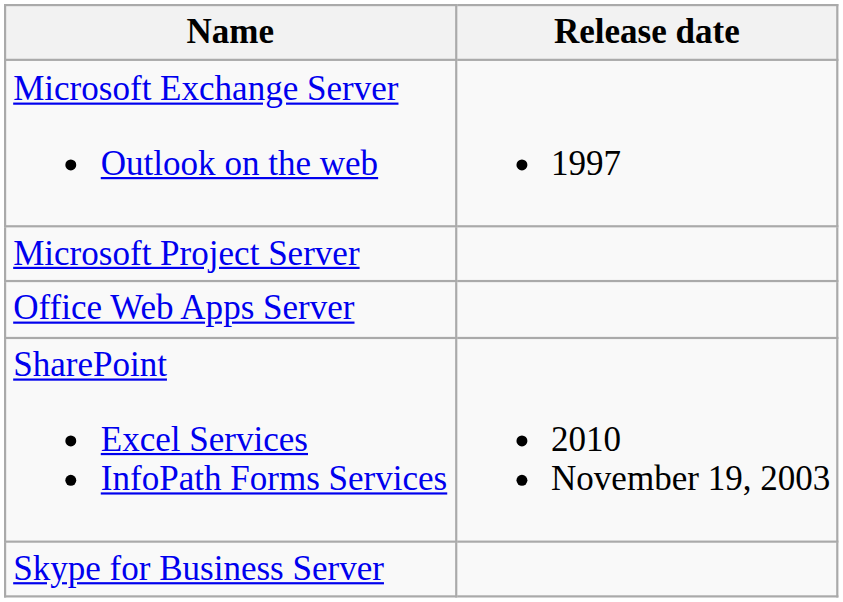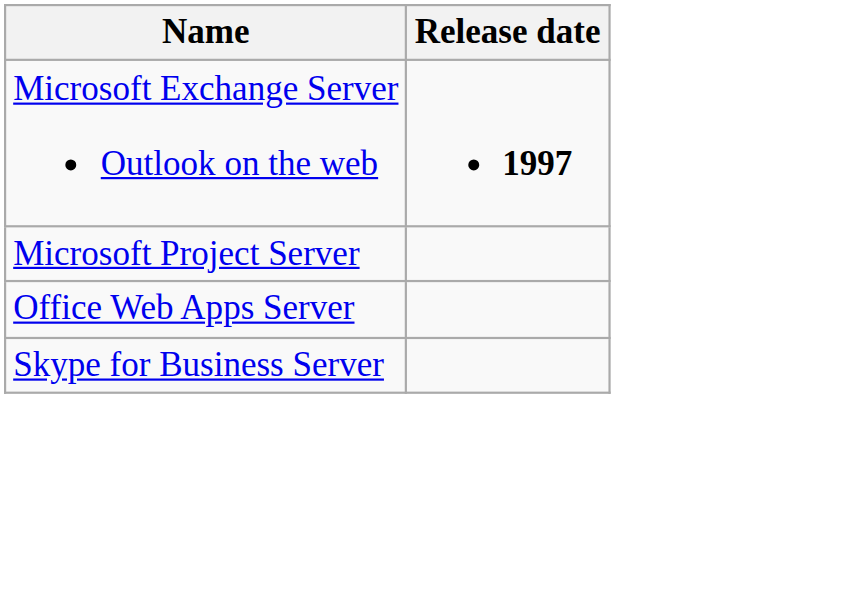(647, 163) normal -> (508, 163) bold
- row: (230, 422)
